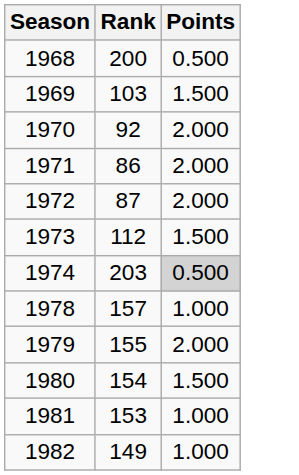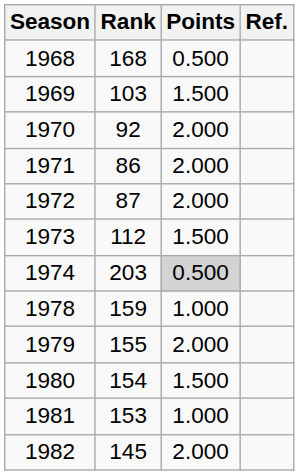+ column: (267, 22)
(128, 58) 200 -> (128, 58) 168
(128, 308) 157 -> (128, 308) 159
(128, 451) 149 -> (128, 451) 145
(201, 451) 1.000 -> (201, 451) 2.000
